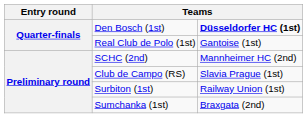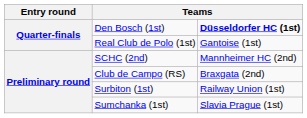(241, 74) Slavia Prague (1st) -> (232, 74) Braxgata (2nd)
(232, 105) Braxgata (2nd) -> (241, 105) Slavia Prague (1st)
